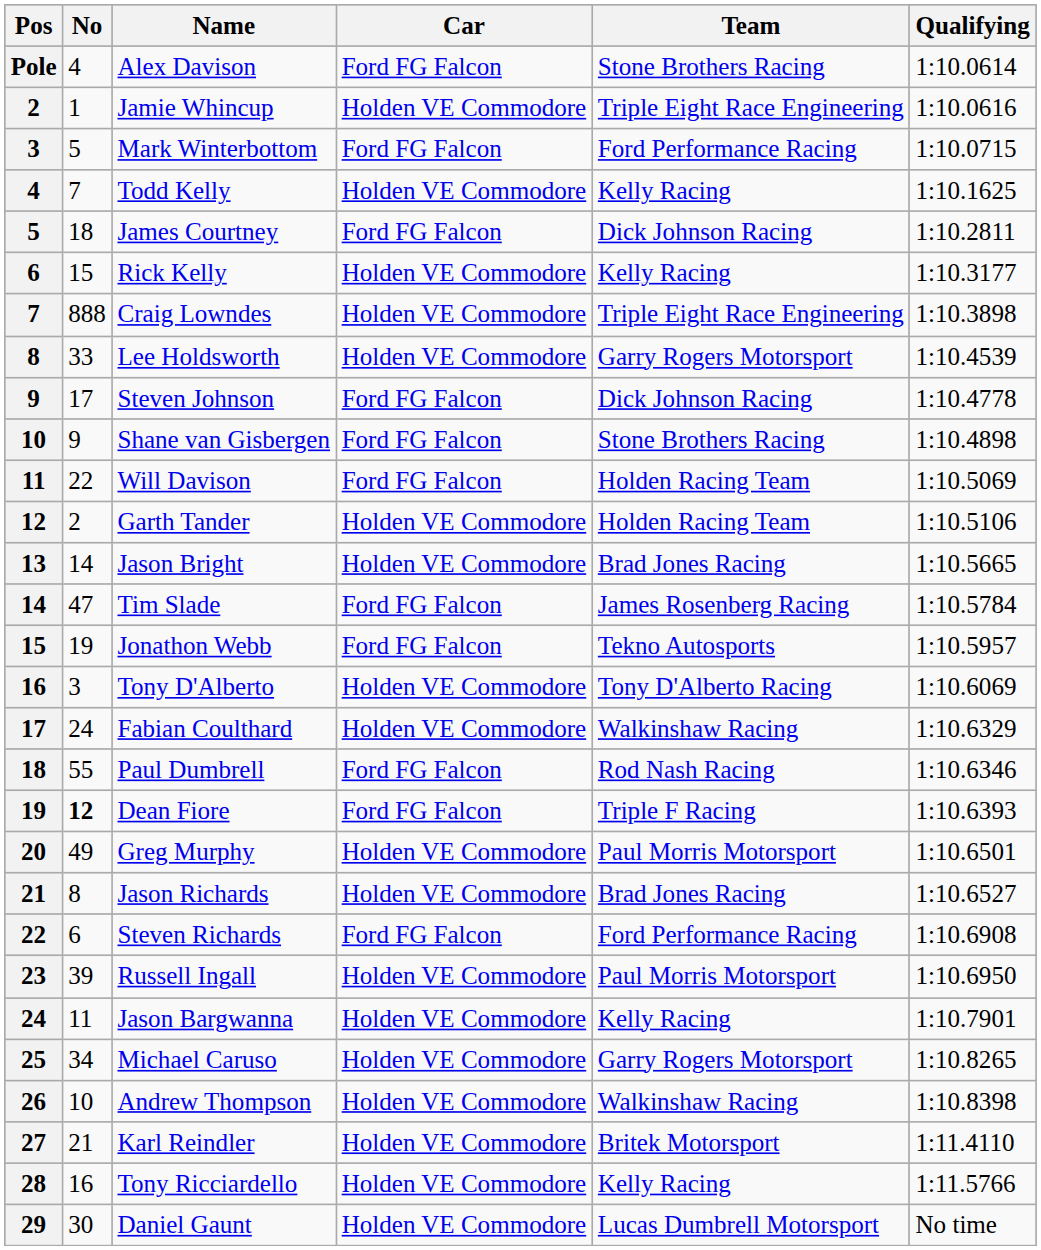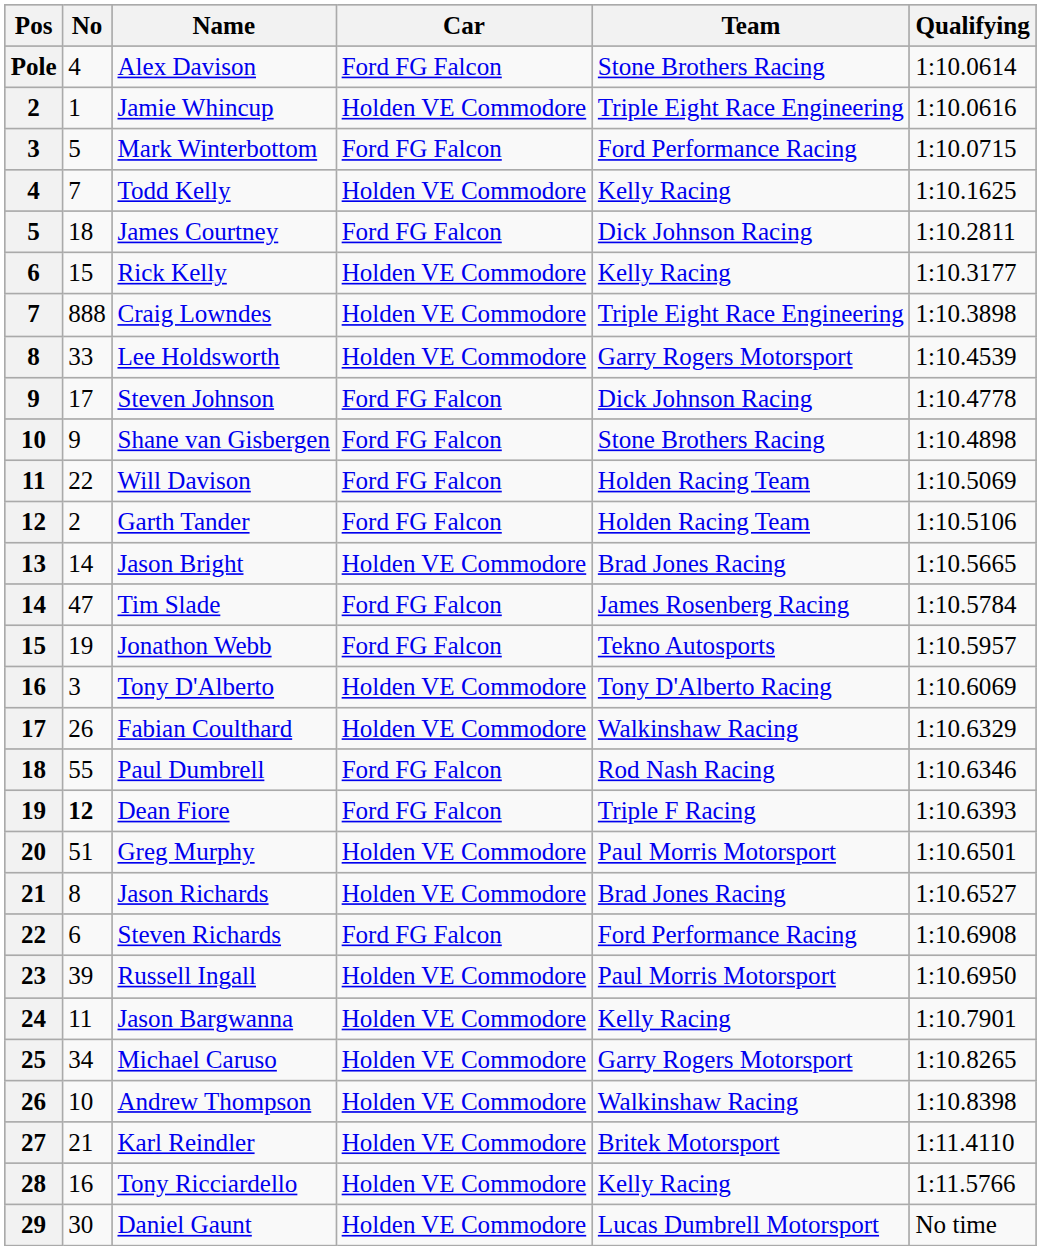(464, 521) Holden VE Commodore -> (422, 521) Ford FG Falcon
(81, 728) 24 -> (81, 728) 26
(81, 852) 49 -> (81, 852) 51
